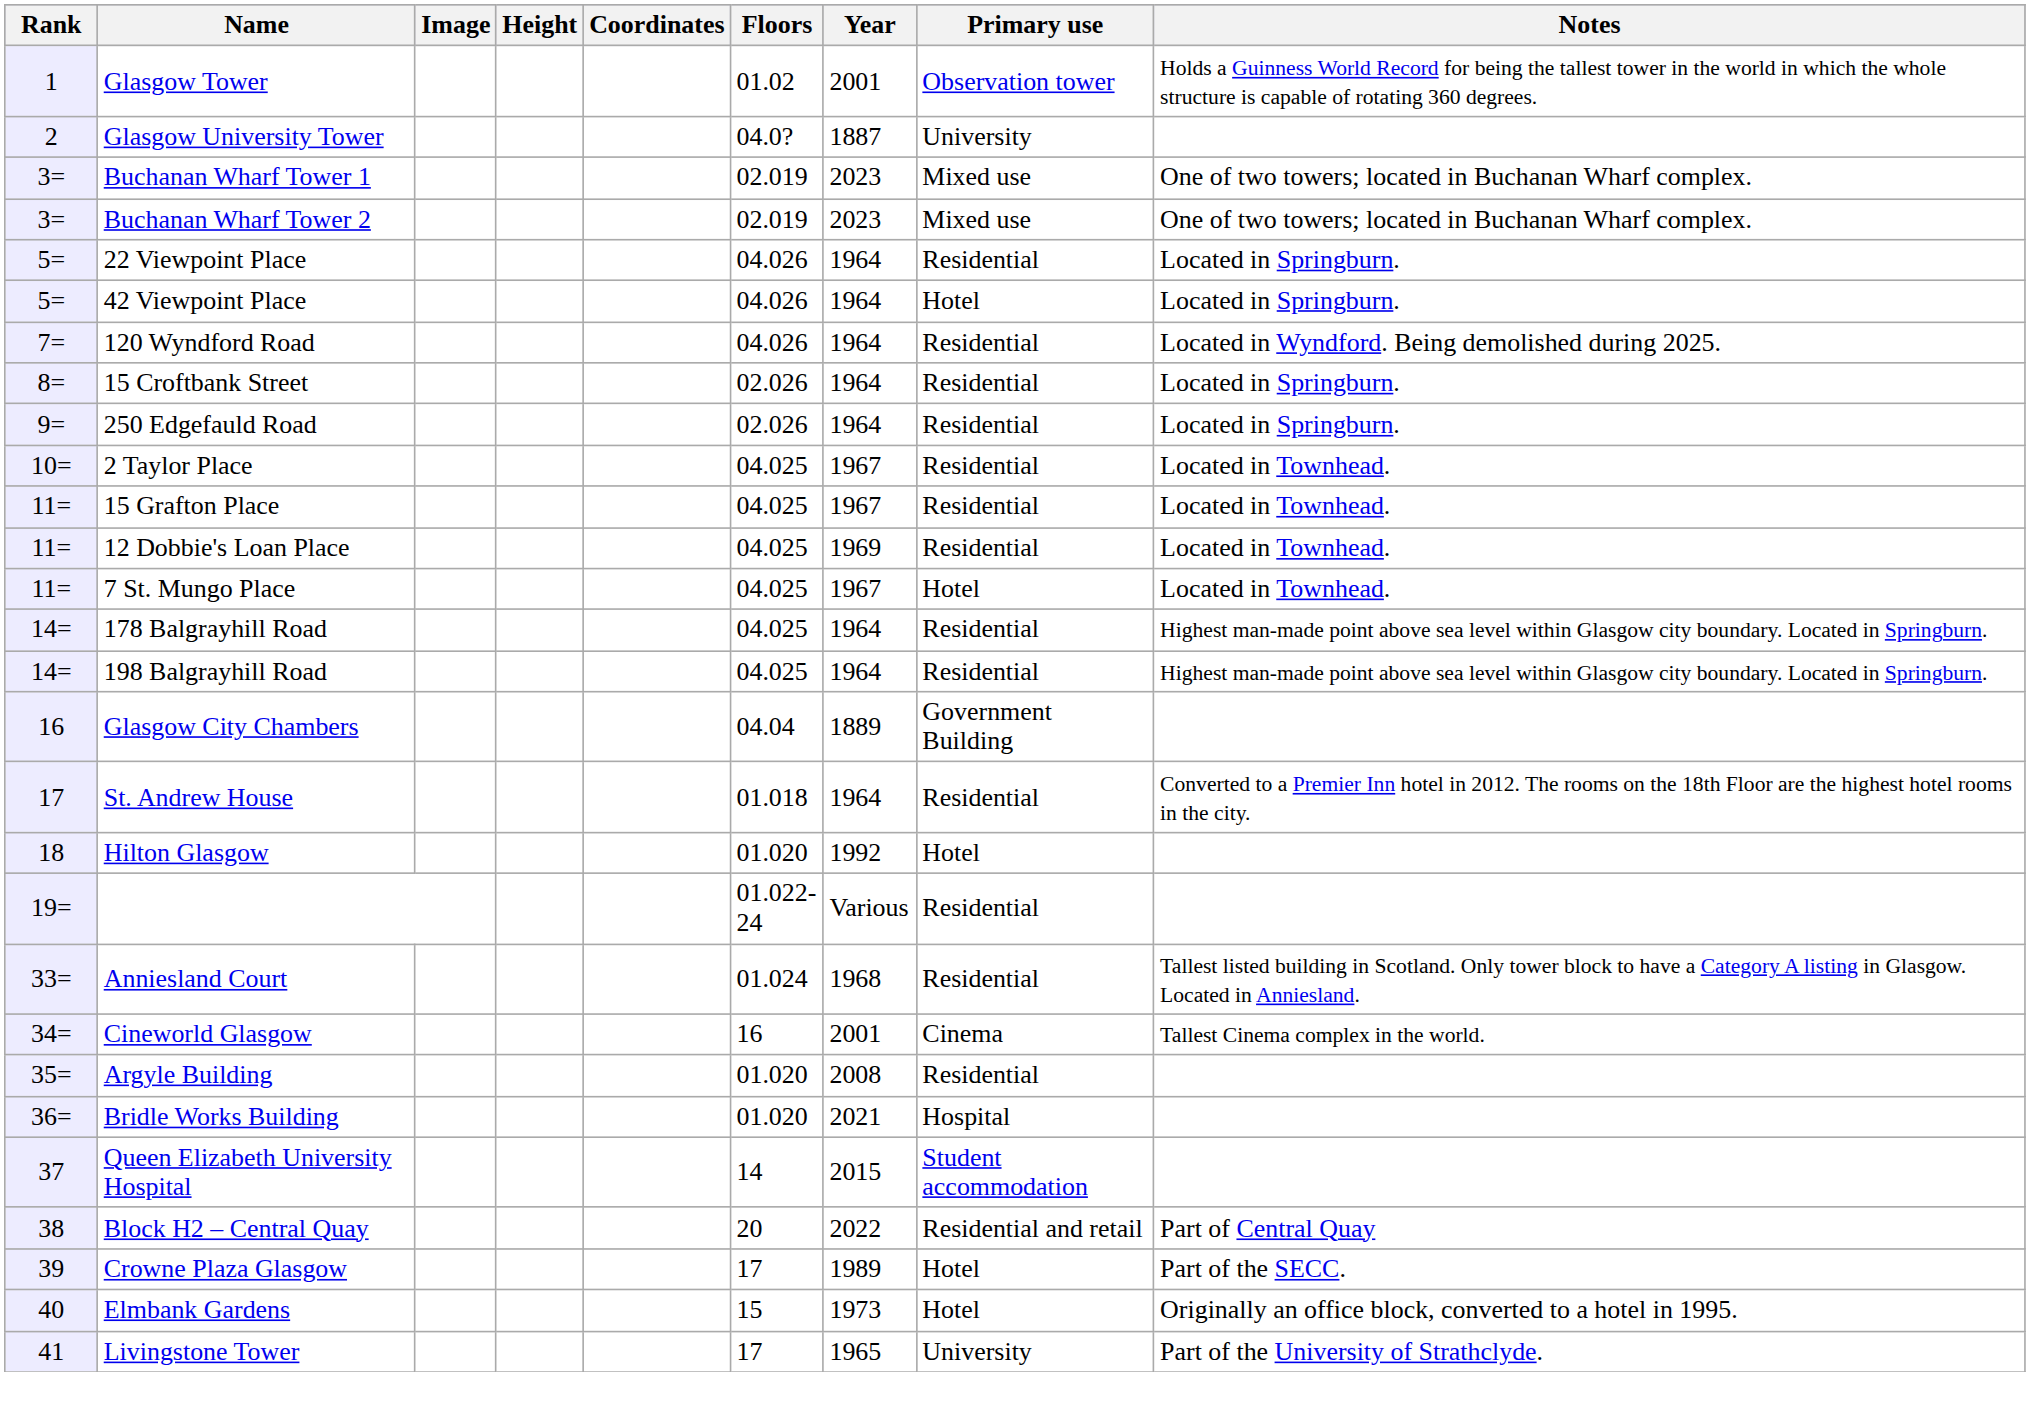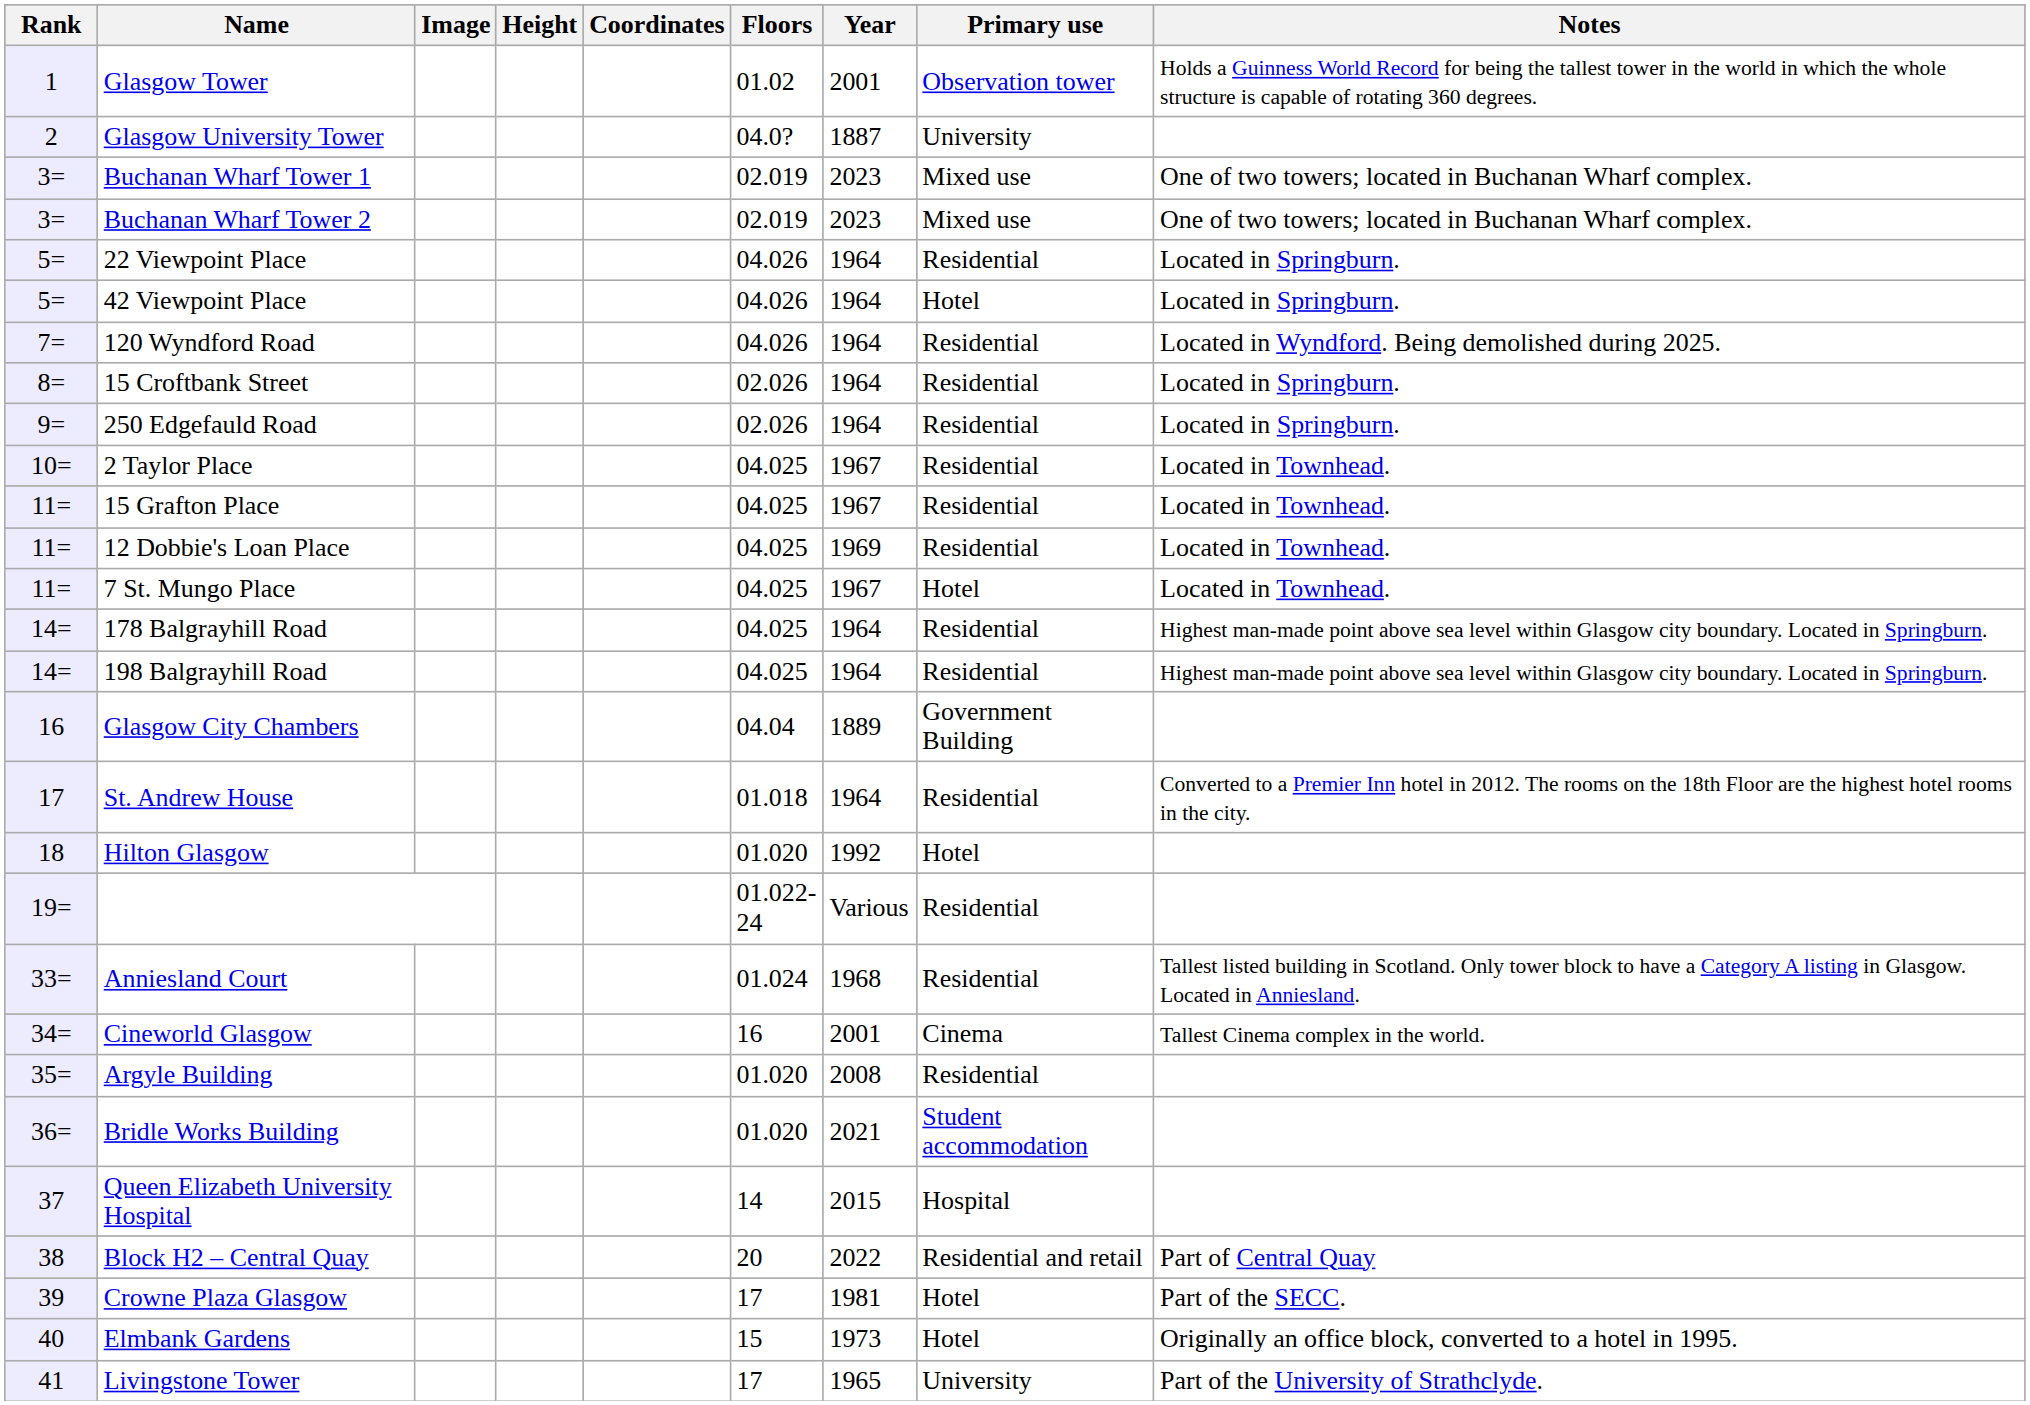(966, 1116) Hospital -> (1005, 1130) Student accommodation
(1005, 1172) Student accommodation -> (966, 1201) Hospital
(855, 1268) 1989 -> (855, 1297) 1981
